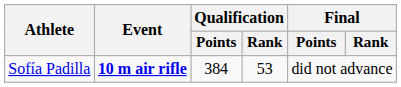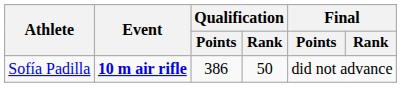(216, 69) 384 -> (216, 69) 386
(265, 69) 53 -> (265, 69) 50
